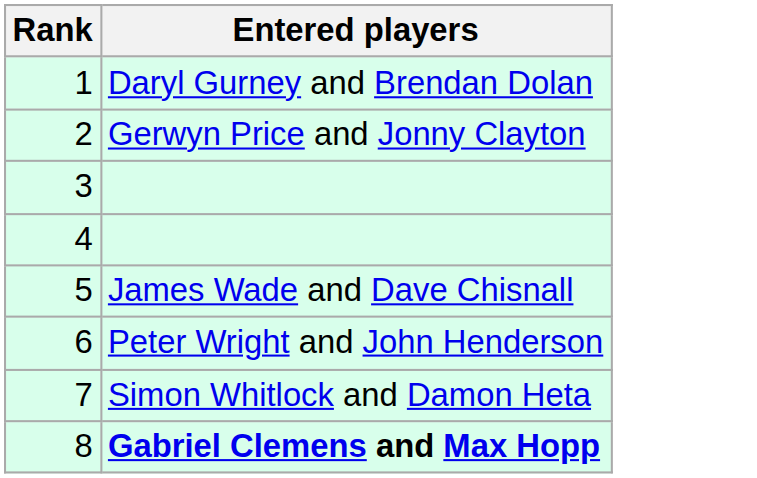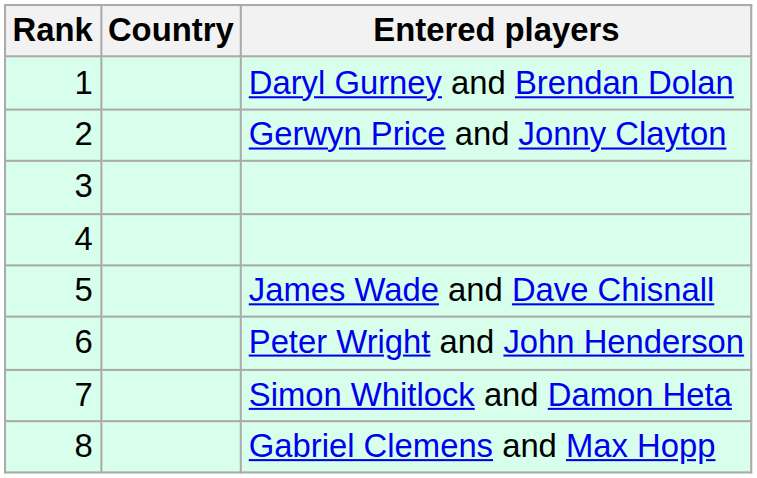+ column: (171, 30)
(354, 446) bold -> (482, 446) normal
